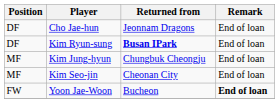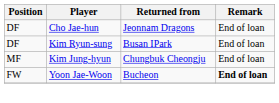(150, 43) bold -> (147, 43) normal
- row: (73, 75)
